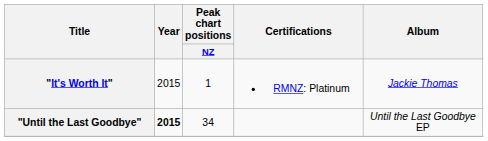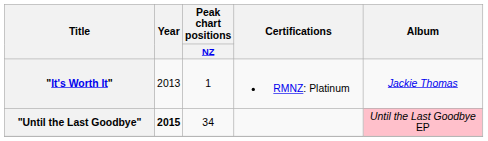(169, 83) 2015 -> (169, 83) 2013
(423, 122) no background -> (423, 122) pink background
